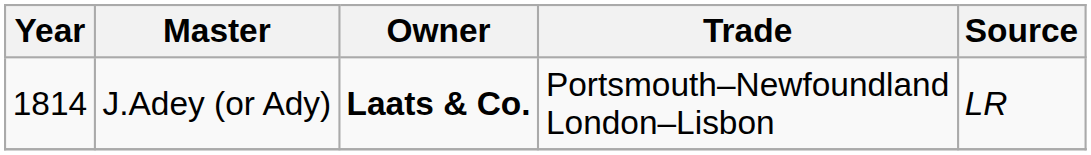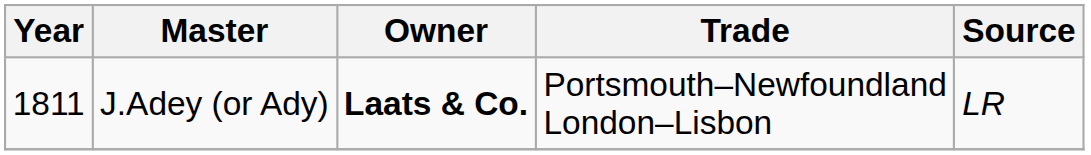(50, 102) 1814 -> (49, 102) 1811
